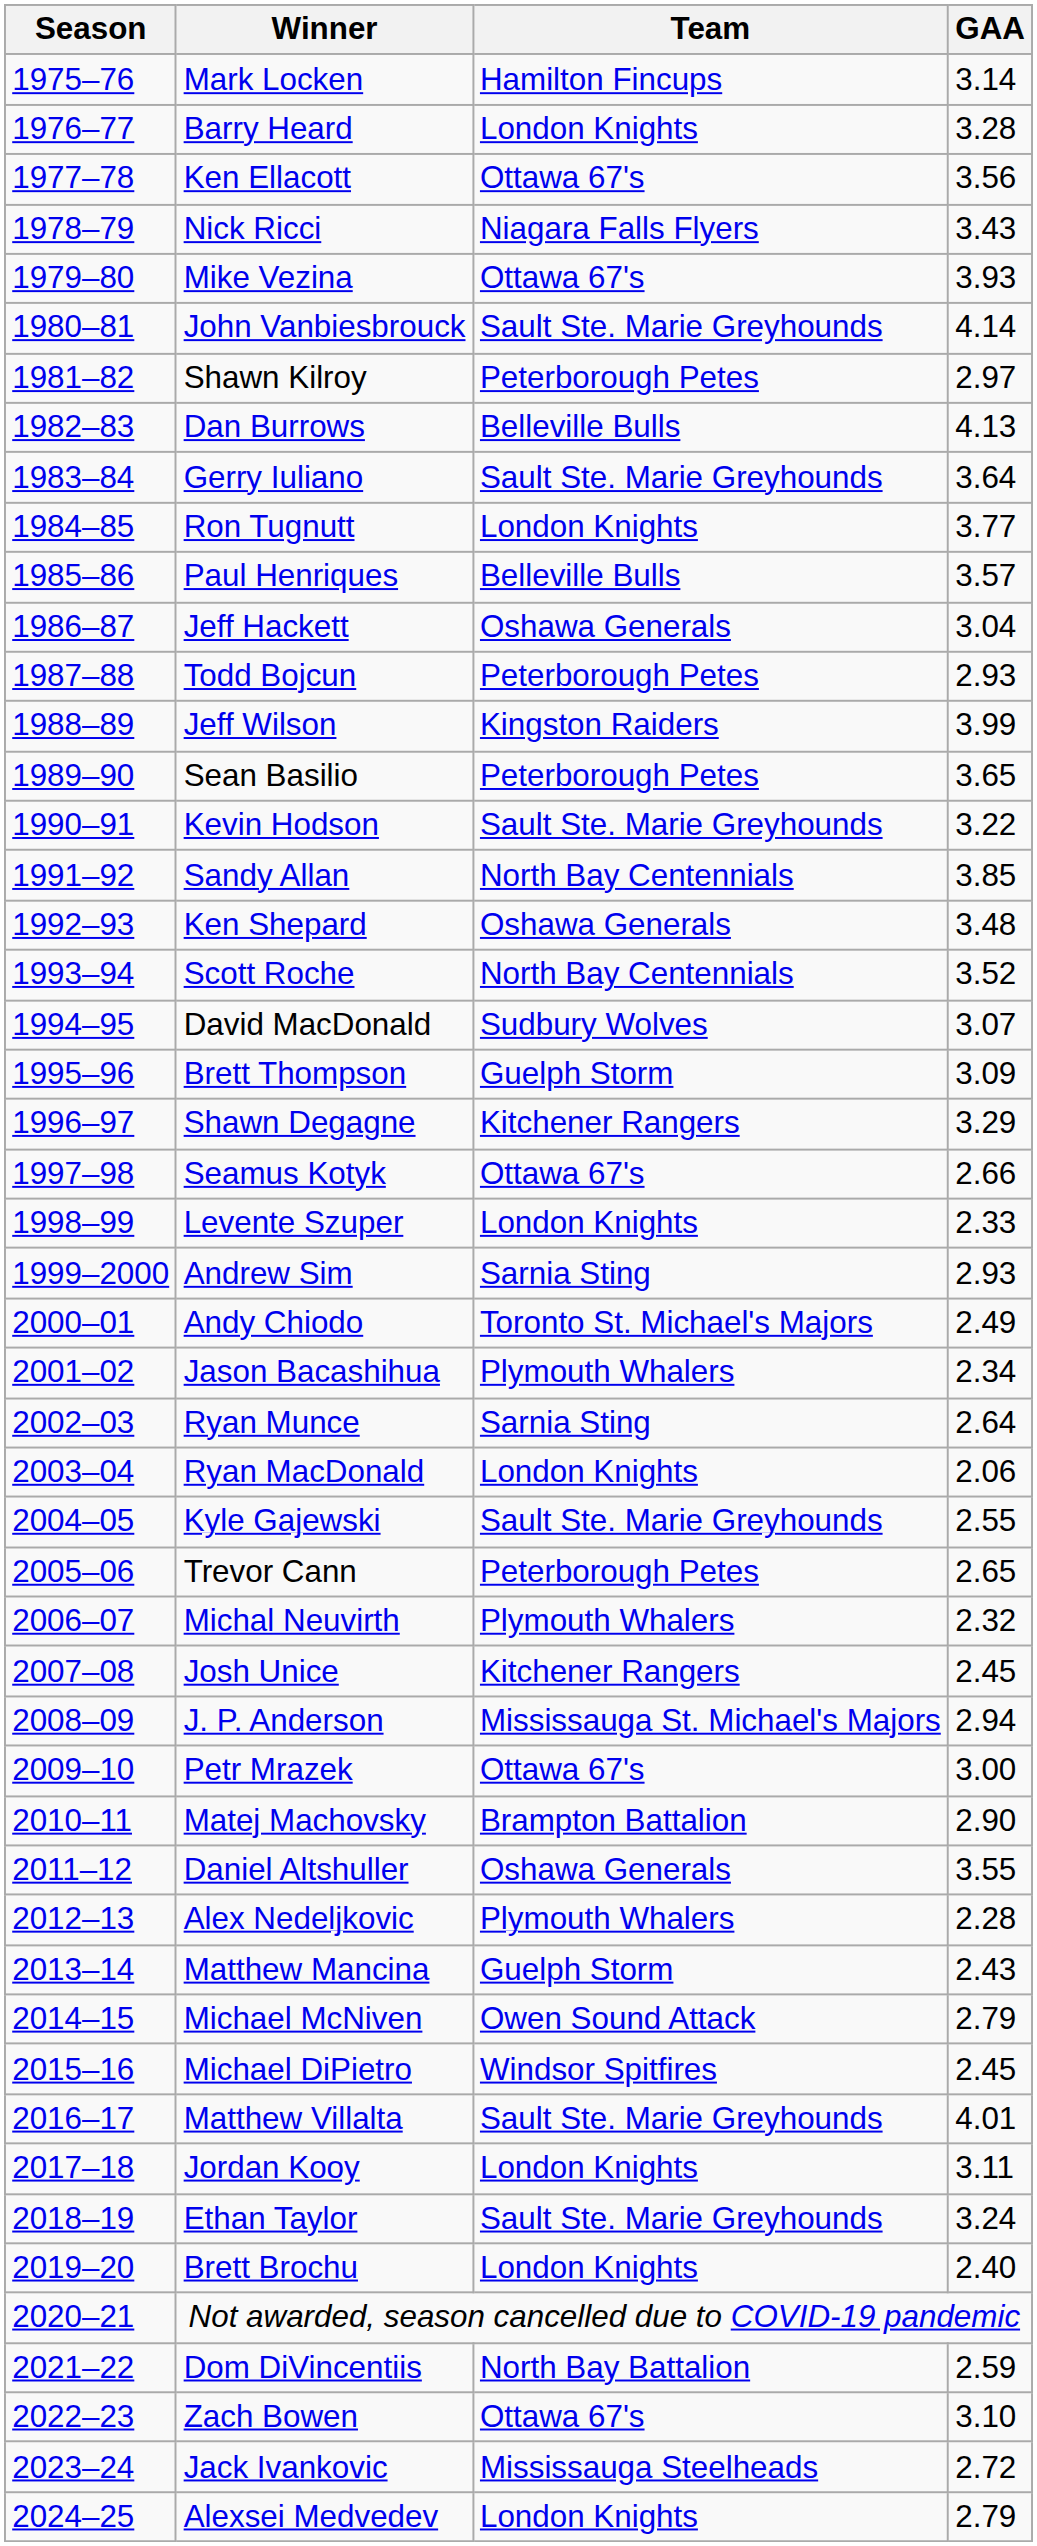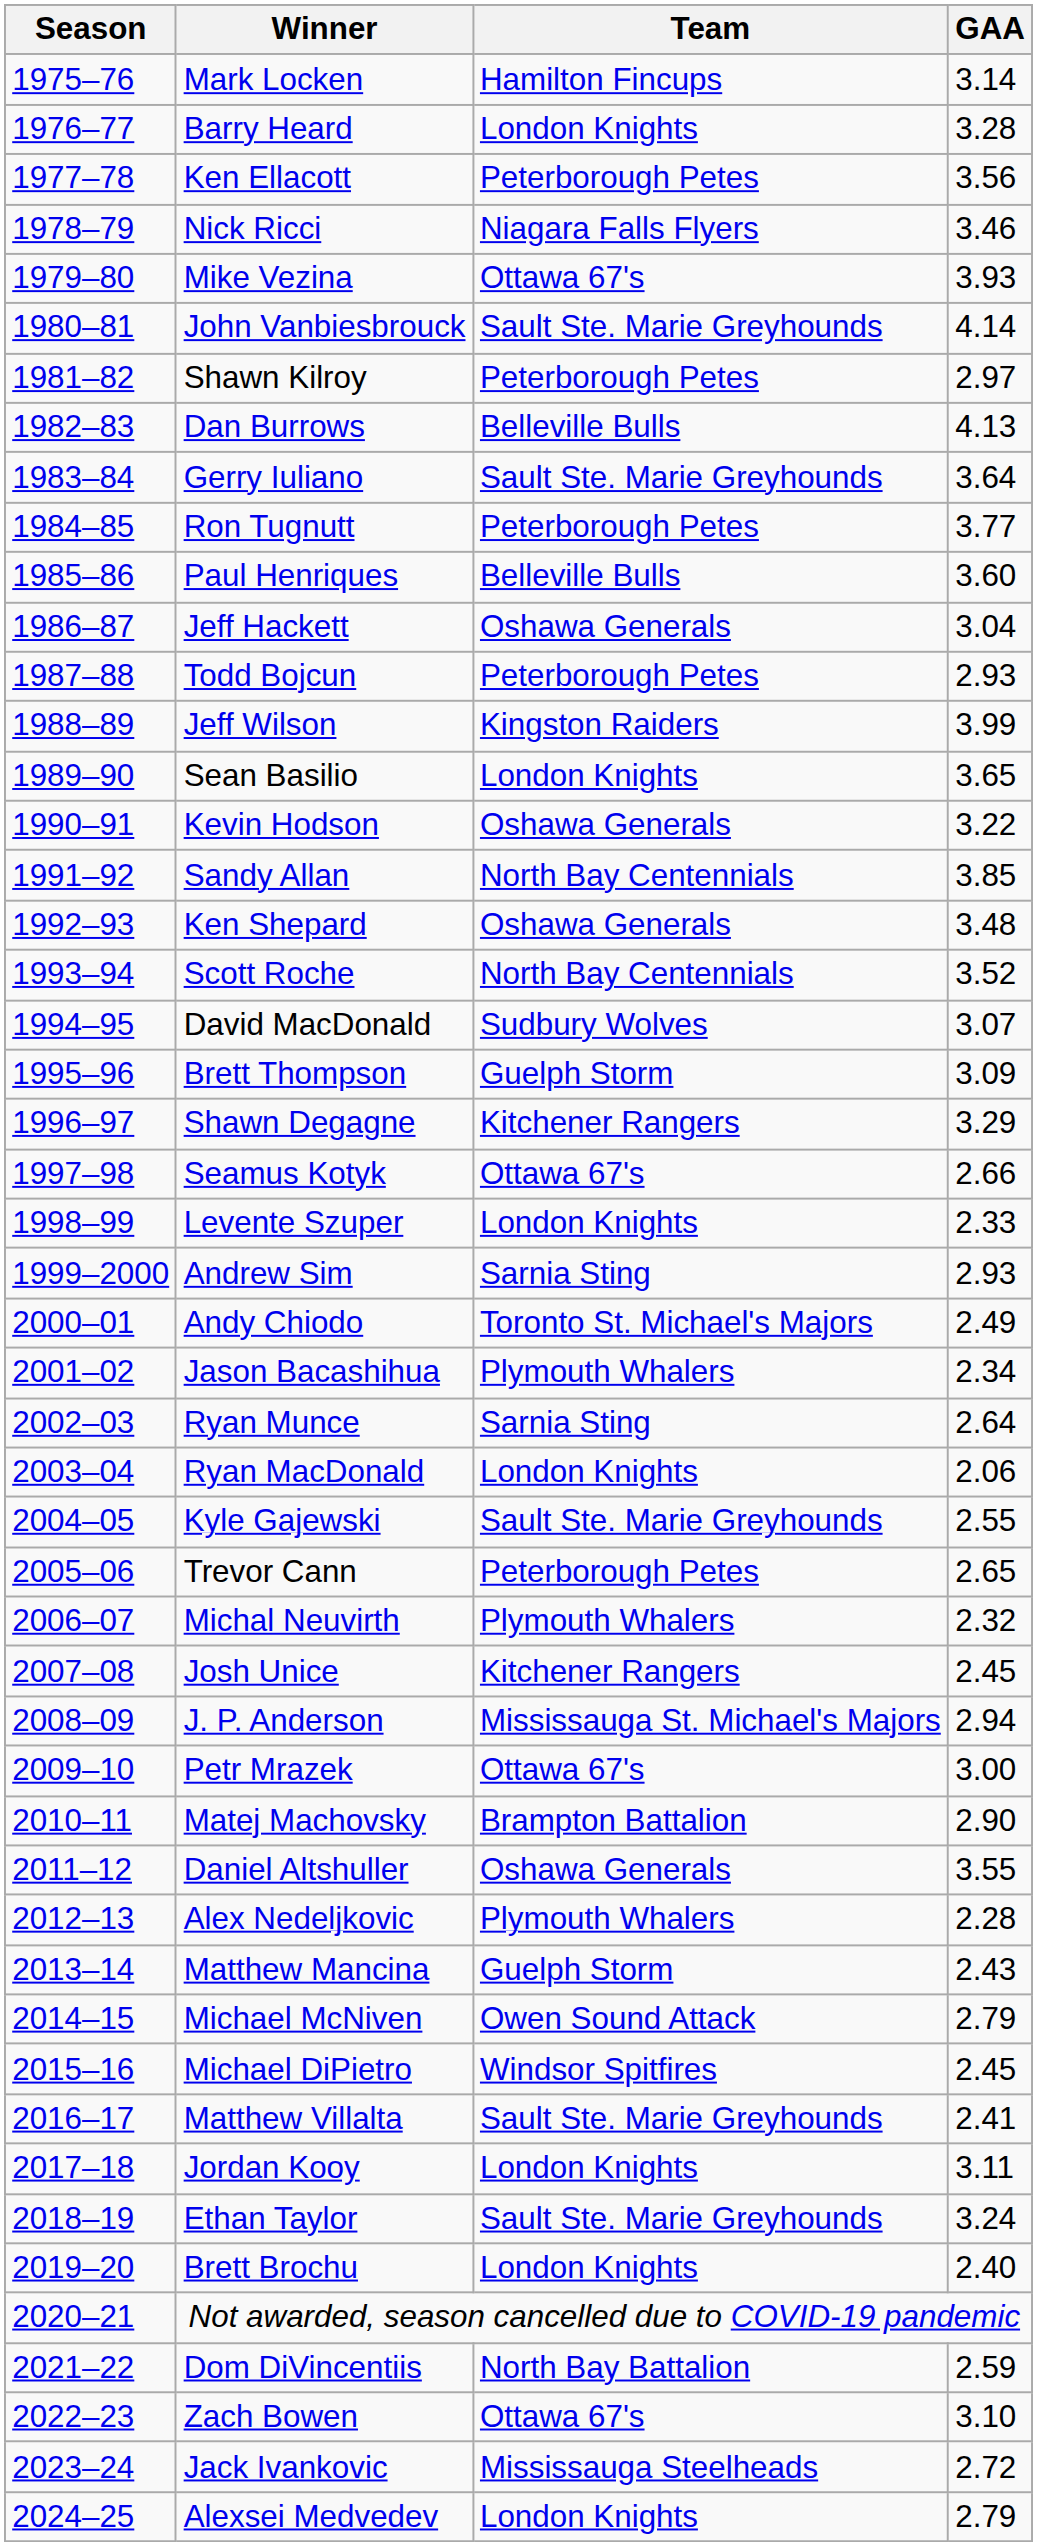(562, 178) Ottawa 67's -> (619, 178) Peterborough Petes
(986, 228) 3.43 -> (986, 228) 3.46
(589, 526) London Knights -> (619, 526) Peterborough Petes
(986, 576) 3.57 -> (986, 576) 3.60
(619, 775) Peterborough Petes -> (589, 775) London Knights
(681, 825) Sault Ste. Marie Greyhounds -> (605, 825) Oshawa Generals
(986, 2118) 4.01 -> (986, 2118) 2.41
